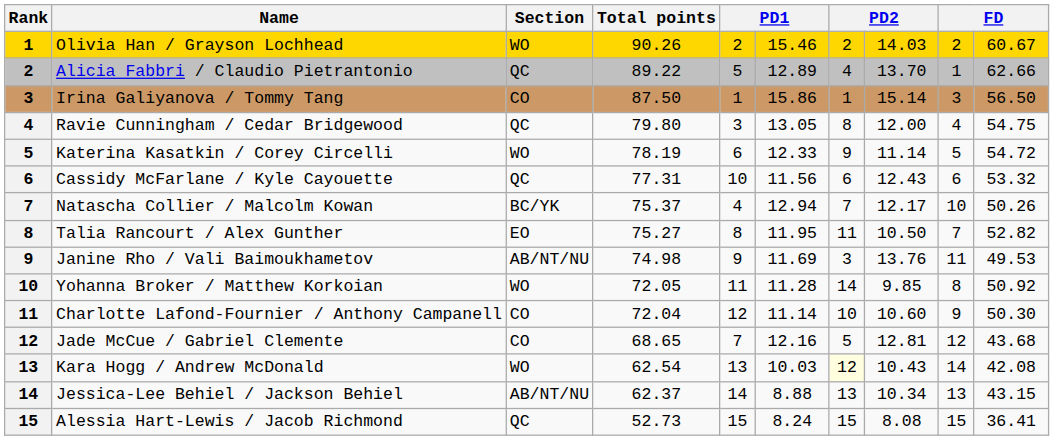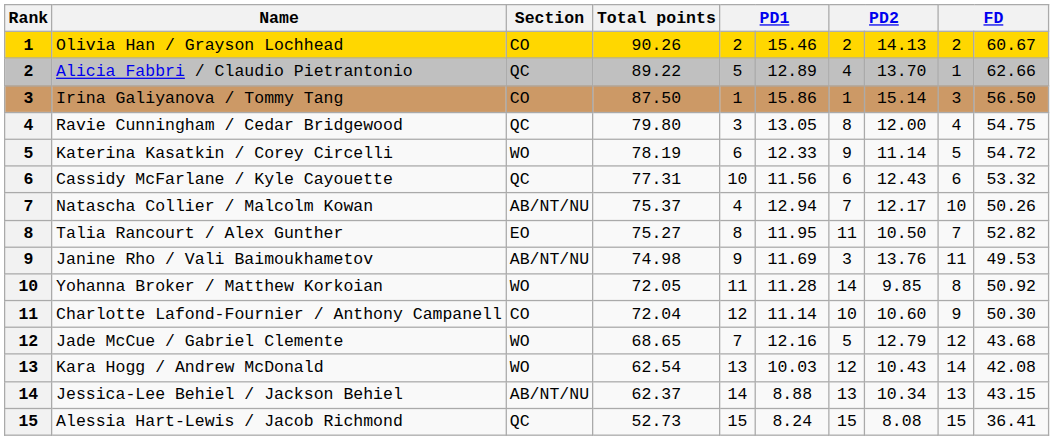(520, 45) WO -> (520, 45) CO
(902, 45) 14.03 -> (902, 45) 14.13
(535, 206) BC/YK -> (549, 206) AB/NT/NU
(520, 341) CO -> (520, 341) WO
(902, 341) 12.81 -> (902, 341) 12.79
(847, 368) lightyellow background -> (847, 368) no background
